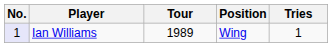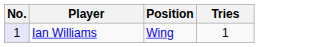- column: (180, 14)
